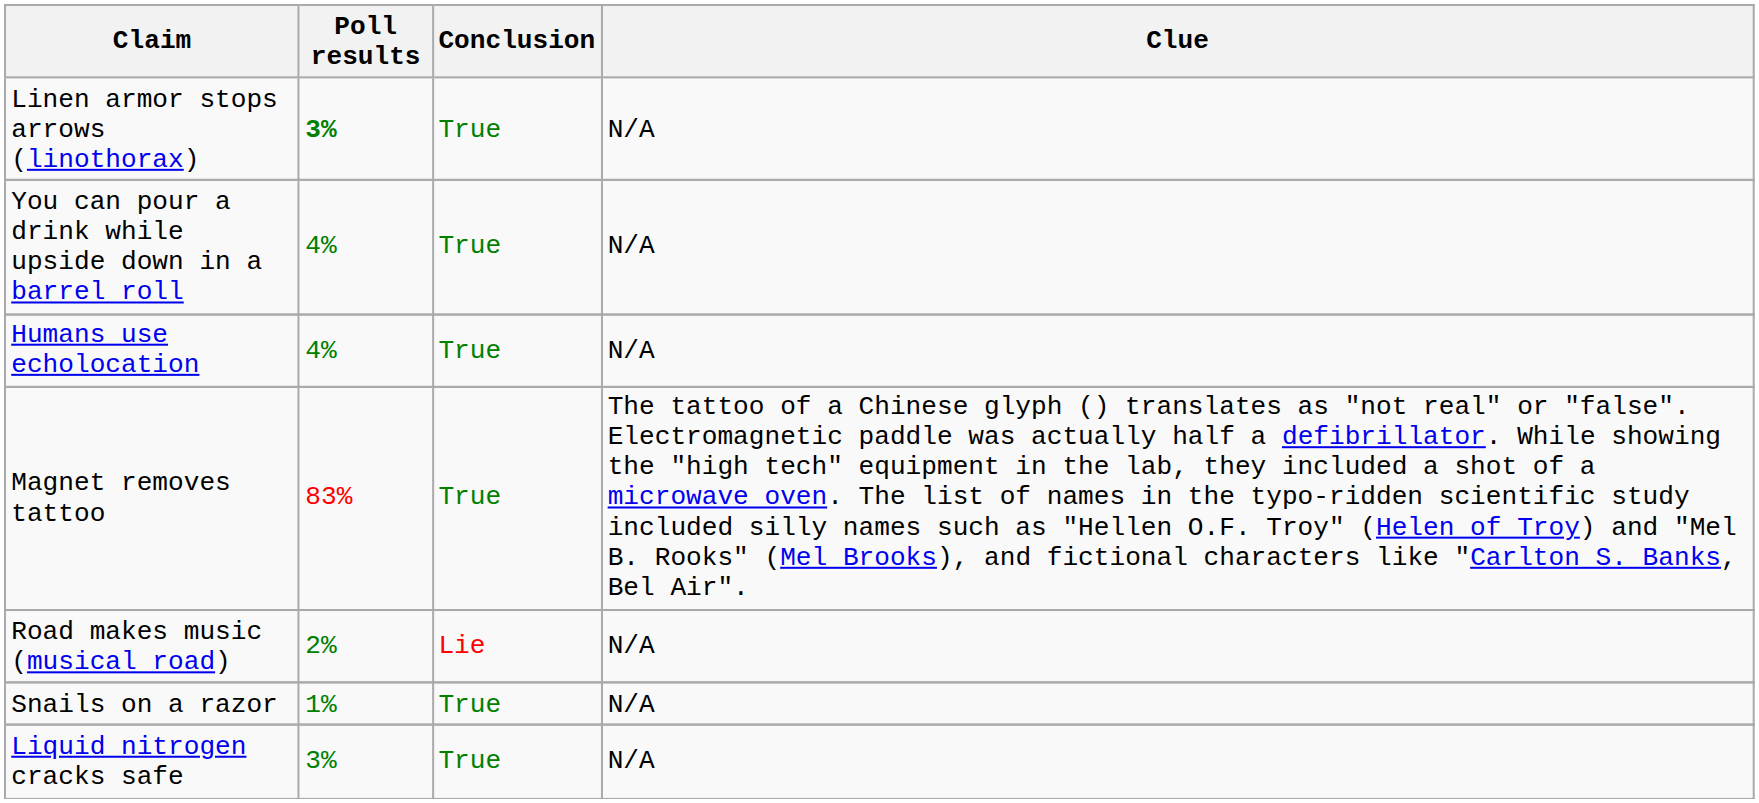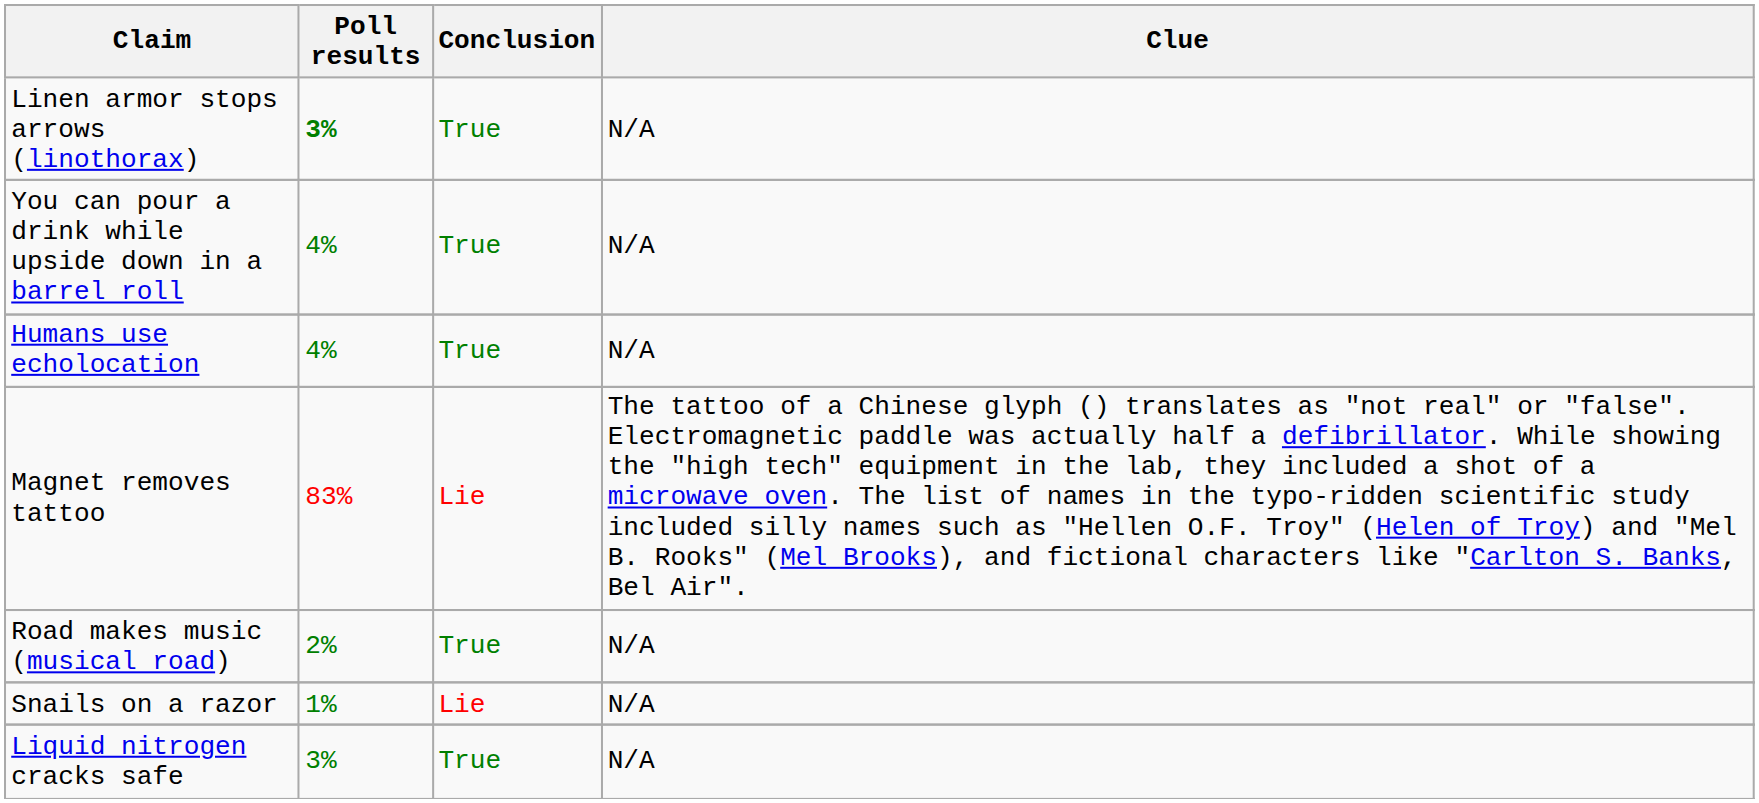(470, 498) True -> (462, 498) Lie
(462, 646) Lie -> (470, 646) True
(470, 704) True -> (462, 704) Lie
